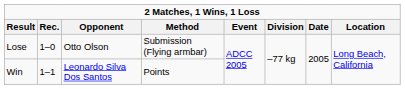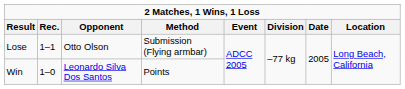(47, 47) 1–0 -> (47, 47) 1–1
(47, 72) 1–1 -> (47, 72) 1–0
